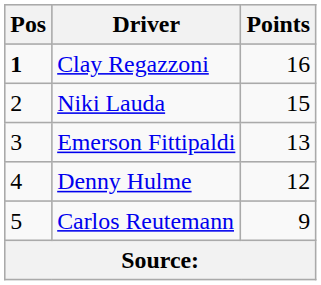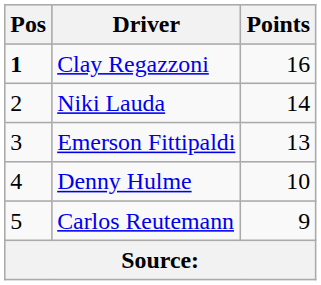(298, 103) 15 -> (298, 103) 14
(298, 181) 12 -> (298, 181) 10
